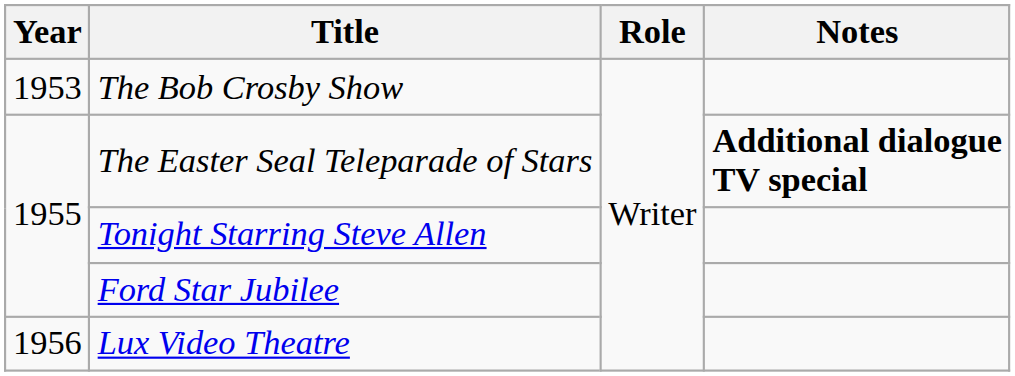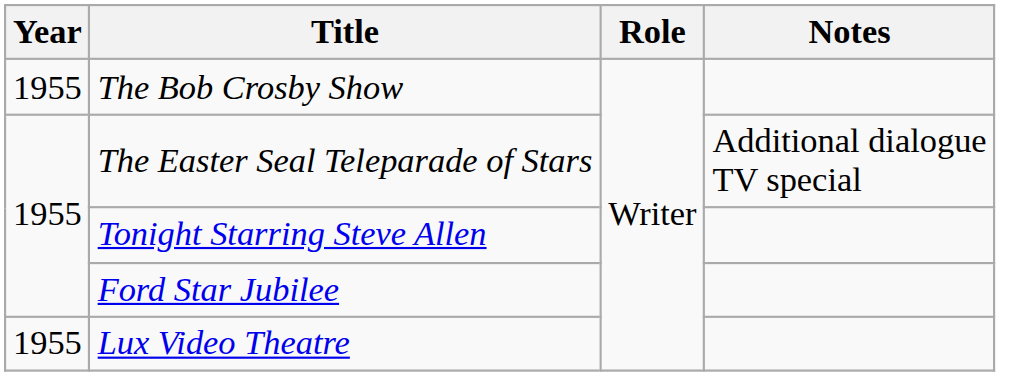(47, 86) 1953 -> (47, 86) 1955
(857, 160) bold -> (850, 160) normal
(47, 343) 1956 -> (47, 343) 1955
